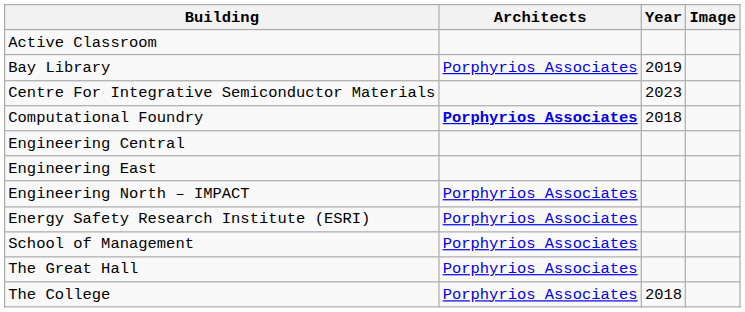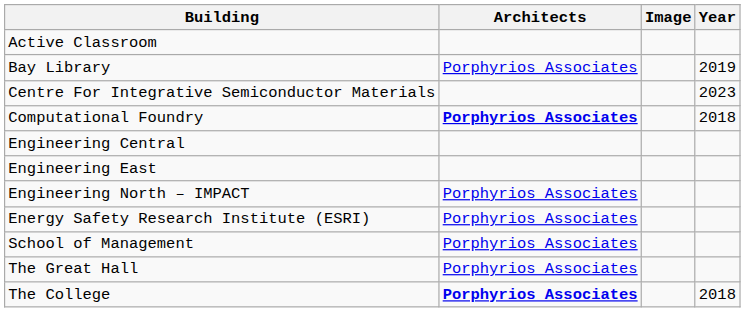columns swapped: (664, 17) <-> (713, 17)
(540, 295) normal -> (540, 295) bold
